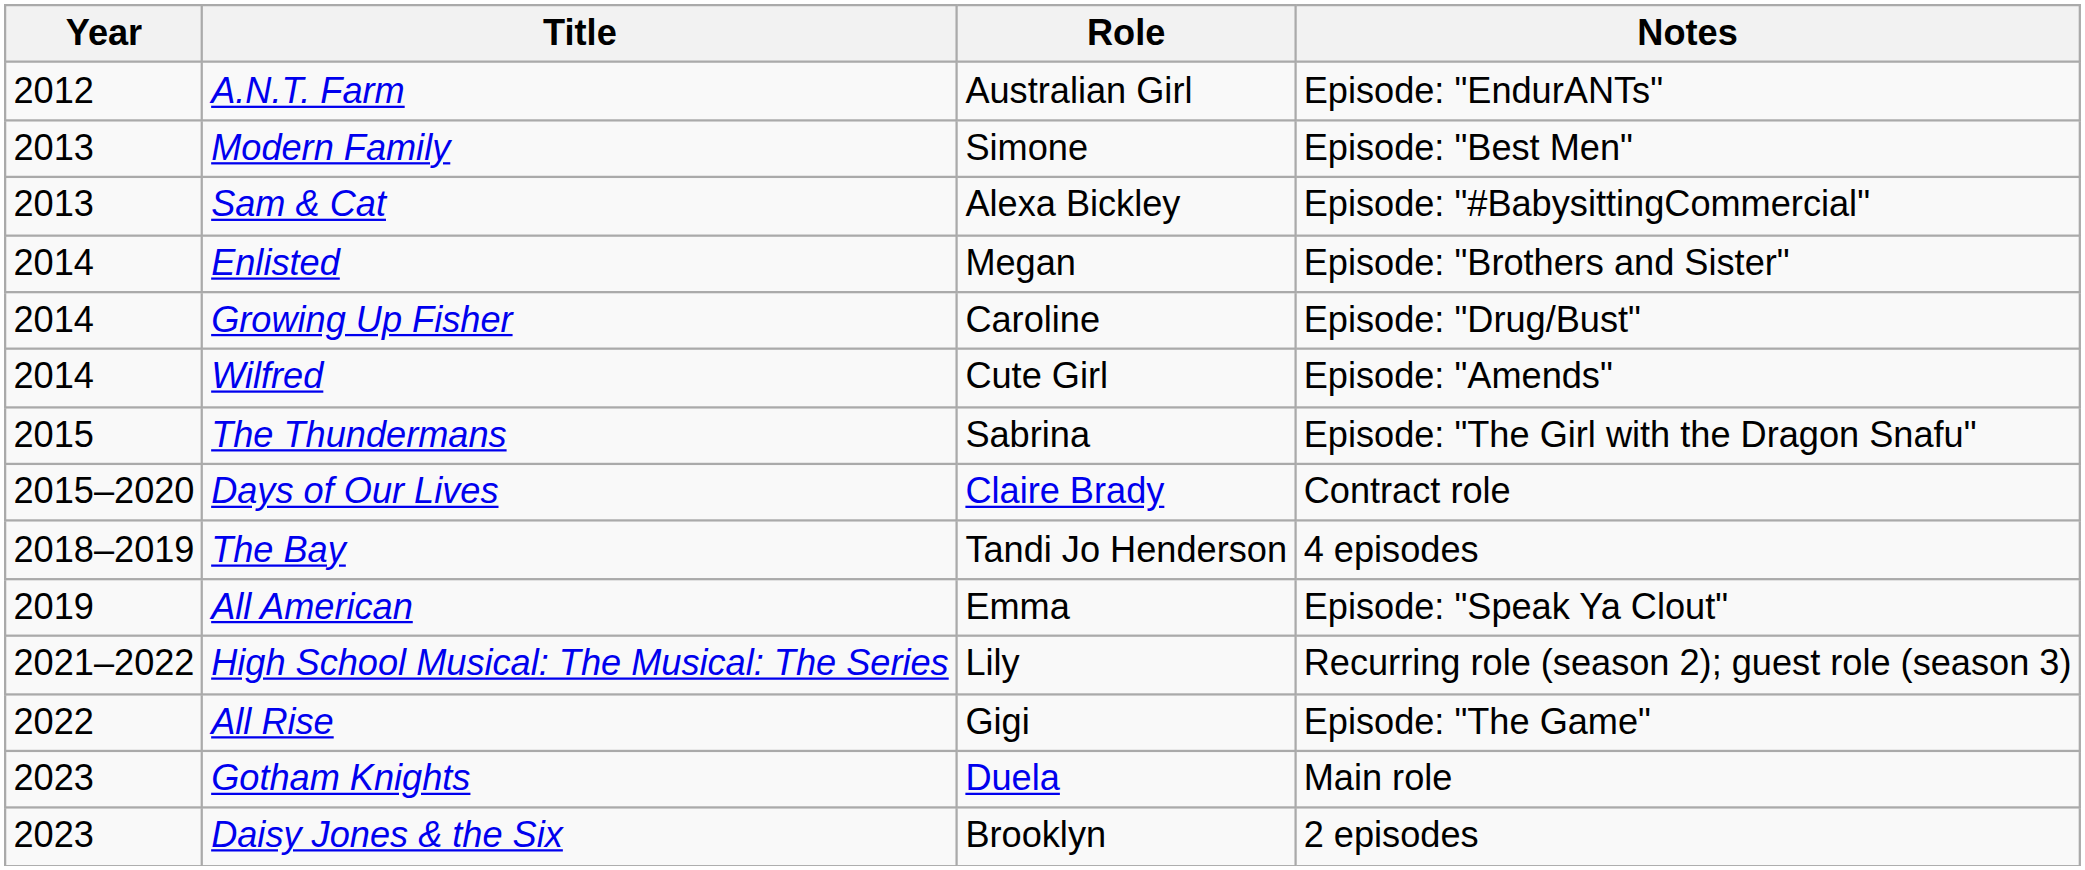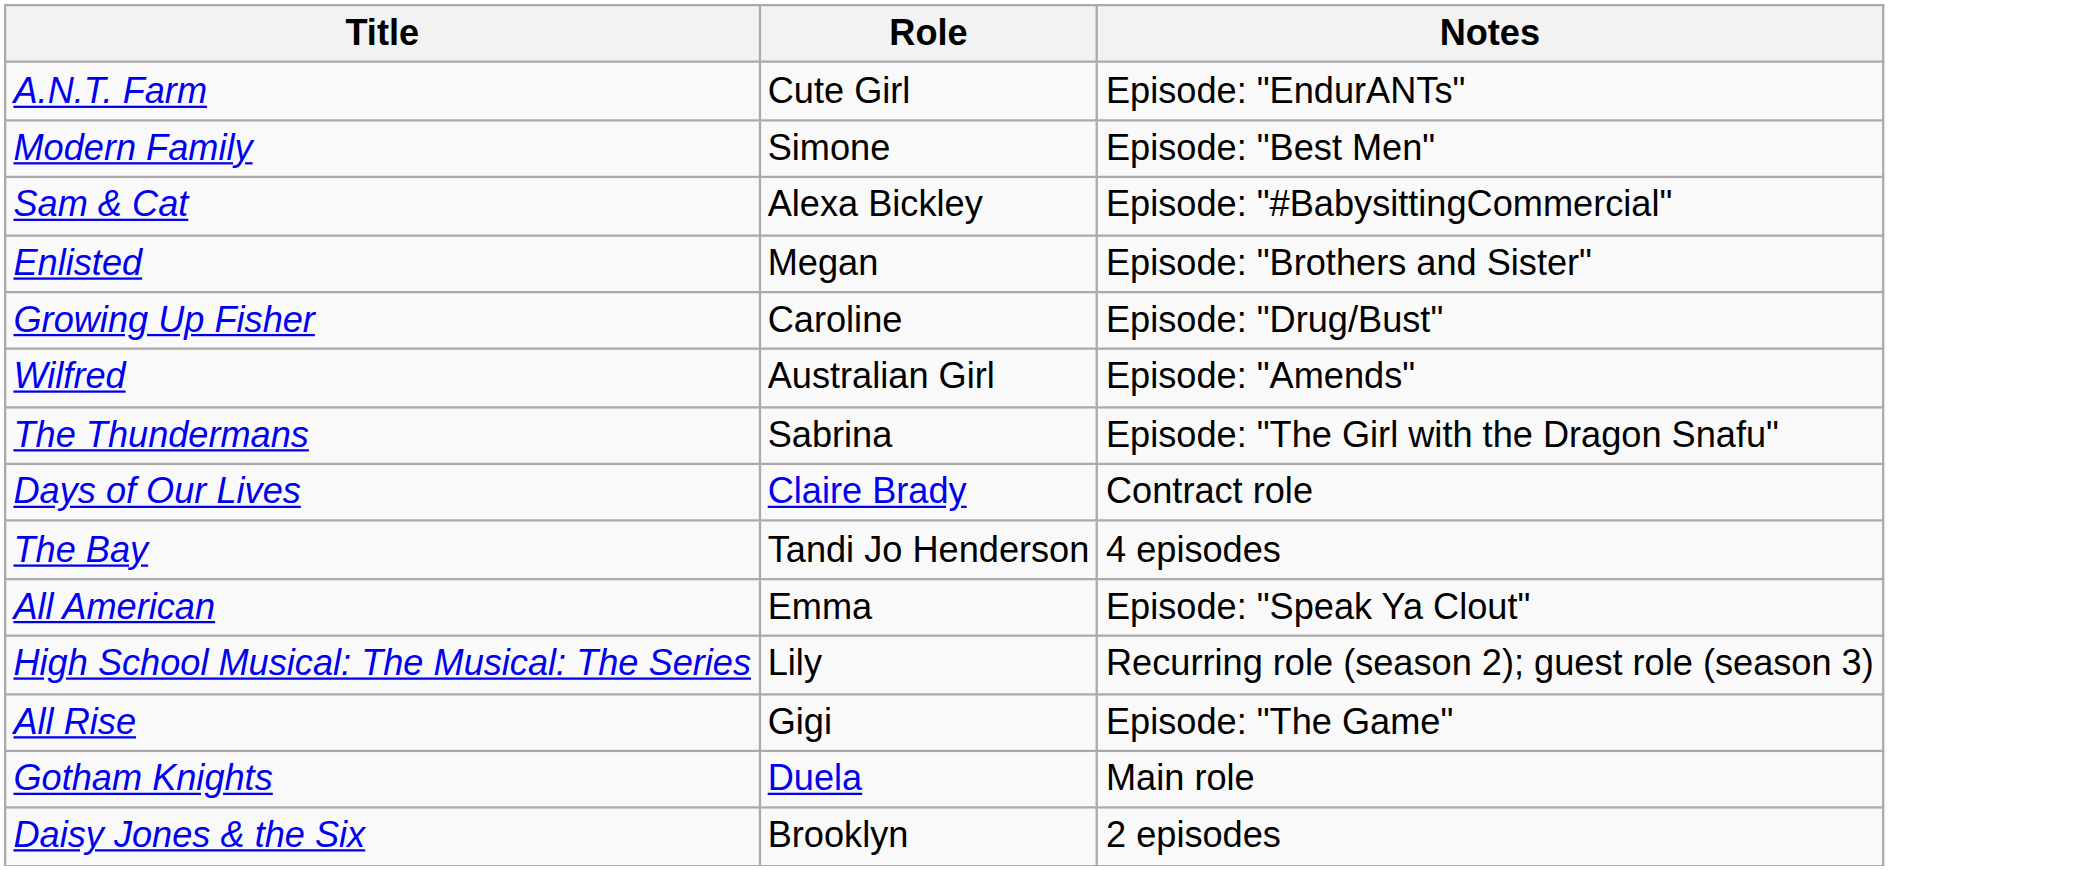- column: (104, 33)
(1079, 90) Australian Girl -> (839, 90) Cute Girl
(1037, 377) Cute Girl -> (881, 377) Australian Girl
